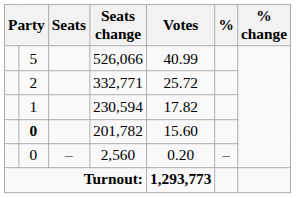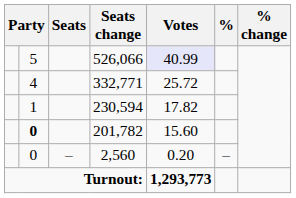(181, 58) no background -> (181, 58) lavender background
(33, 82) 2 -> (33, 82) 4
